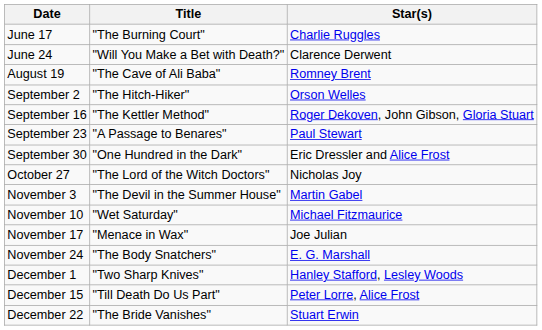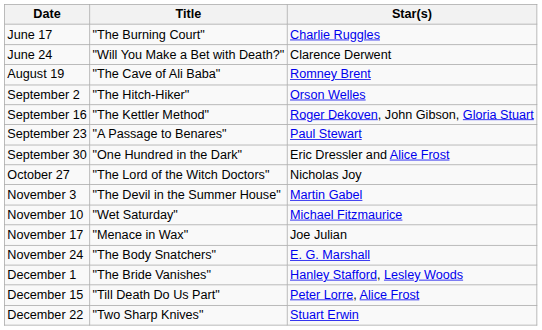(148, 275) "Two Sharp Knives" -> (152, 275) "The Bride Vanishes"
(152, 315) "The Bride Vanishes" -> (148, 315) "Two Sharp Knives"
